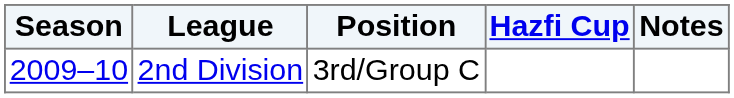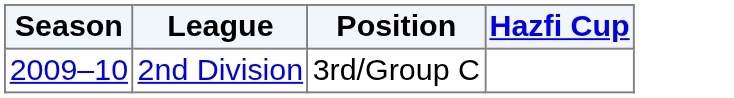- column: (681, 26)
